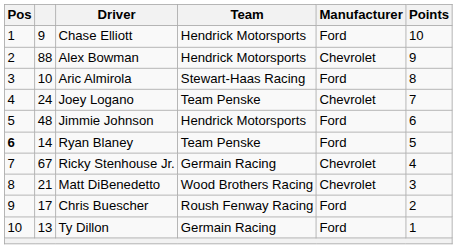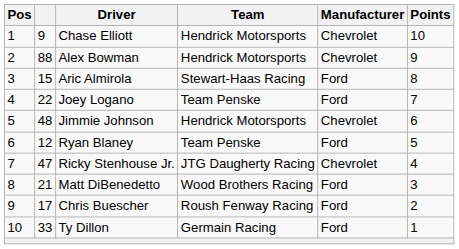(333, 35) Ford -> (349, 35) Chevrolet
(45, 78) 10 -> (45, 78) 15
(45, 99) 24 -> (45, 99) 22
(348, 99) Chevrolet -> (334, 99) Ford
(333, 120) Ford -> (349, 120) Chevrolet
(11, 142) bold -> (11, 142) normal
(45, 142) 14 -> (45, 142) 12
(45, 163) 67 -> (45, 163) 47
(228, 163) Germain Racing -> (248, 163) JTG Daugherty Racing
(348, 184) Chevrolet -> (334, 184) Ford
(45, 226) 13 -> (45, 226) 33
